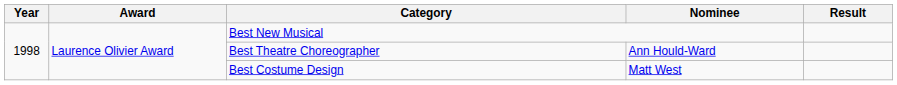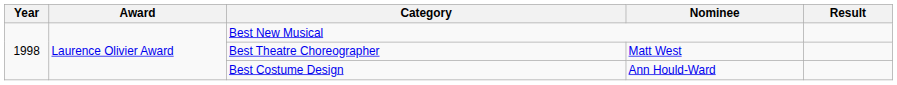(672, 51) Ann Hould-Ward -> (655, 51) Matt West
(655, 70) Matt West -> (672, 70) Ann Hould-Ward
